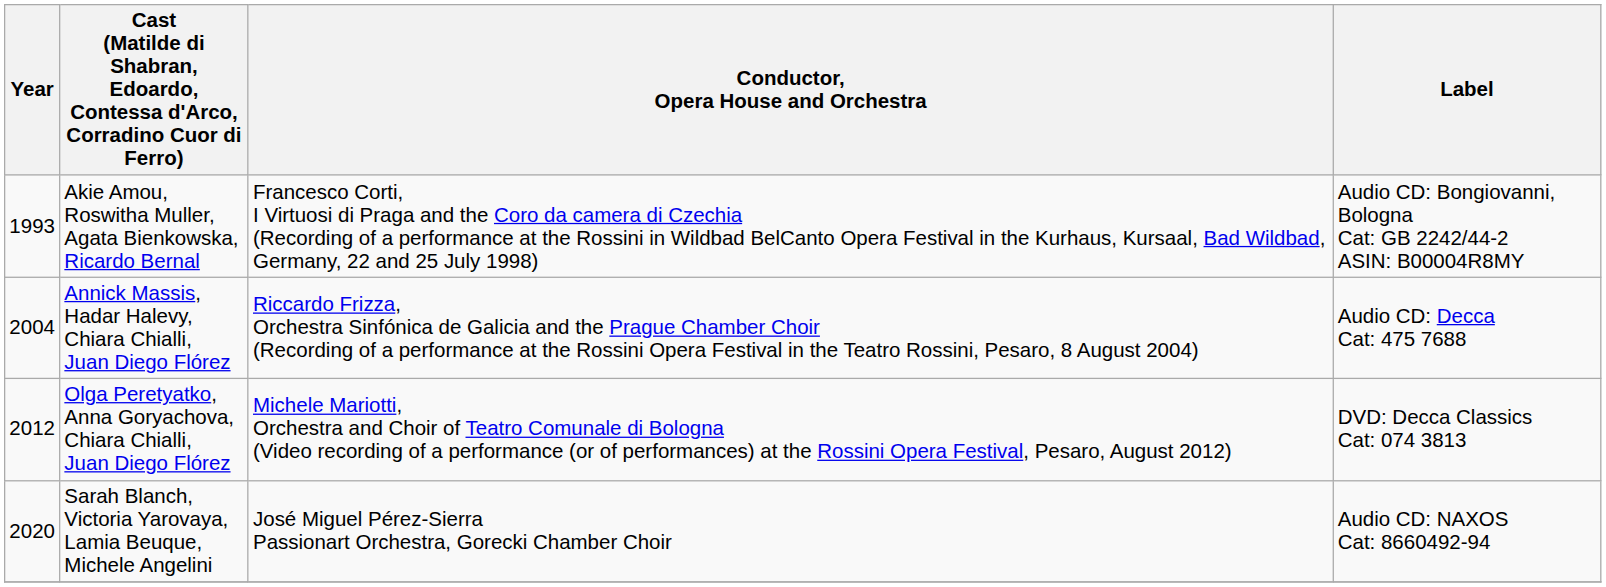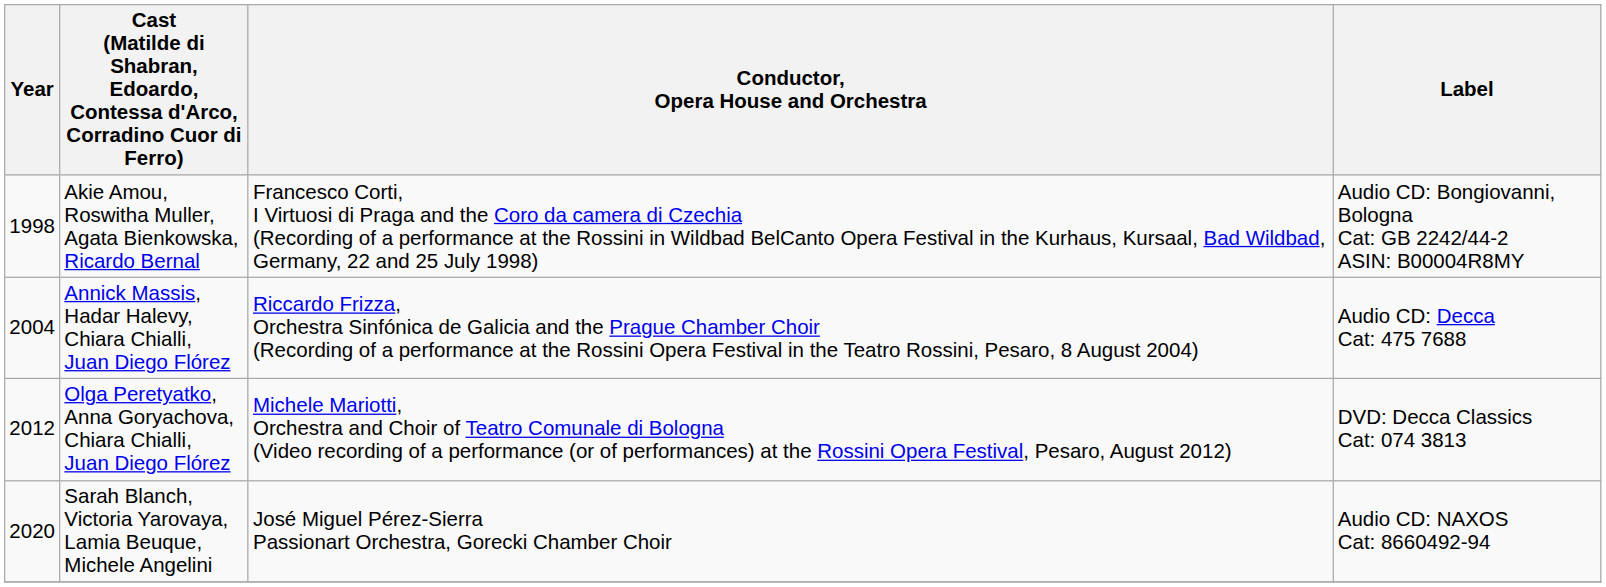(32, 226) 1993 -> (32, 226) 1998
